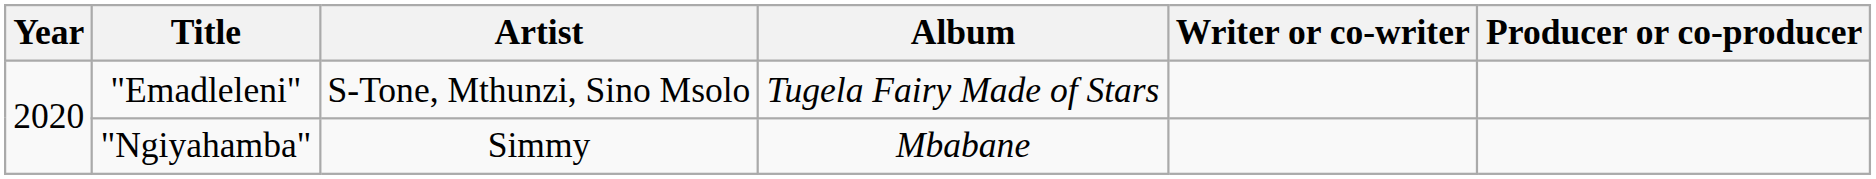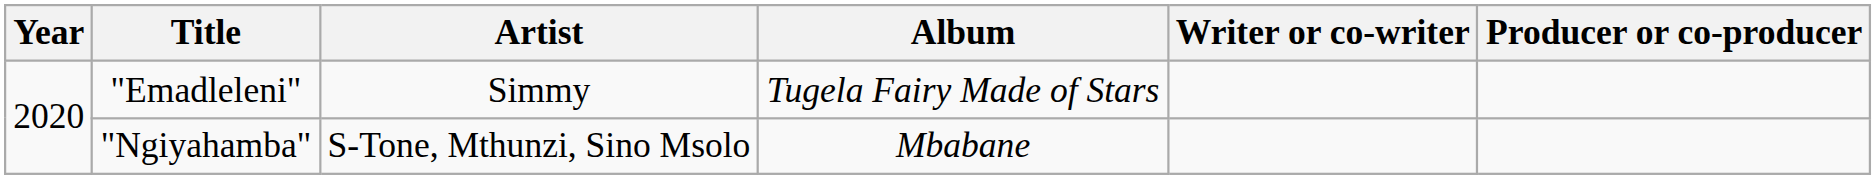(539, 88) S-Tone, Mthunzi, Sino Msolo -> (539, 88) Simmy
(539, 145) Simmy -> (539, 145) S-Tone, Mthunzi, Sino Msolo
